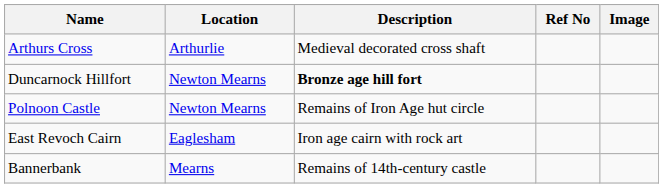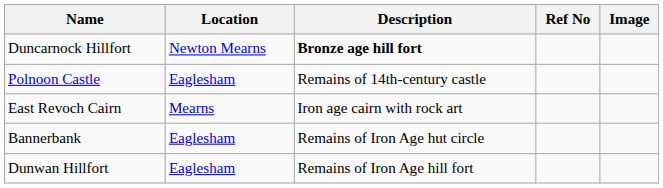- row: (50, 49)
(217, 108) Newton Mearns -> (202, 78) Eaglesham
(391, 108) Remains of Iron Age hut circle -> (392, 78) Remains of 14th-century castle
(202, 138) Eaglesham -> (192, 108) Mearns
(192, 168) Mearns -> (202, 138) Eaglesham
(392, 168) Remains of 14th-century castle -> (391, 138) Remains of Iron Age hut circle
+ row: (58, 168)
